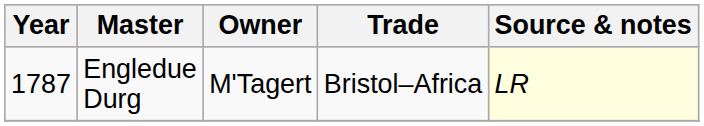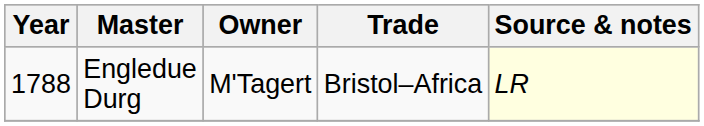(41, 83) 1787 -> (41, 83) 1788
